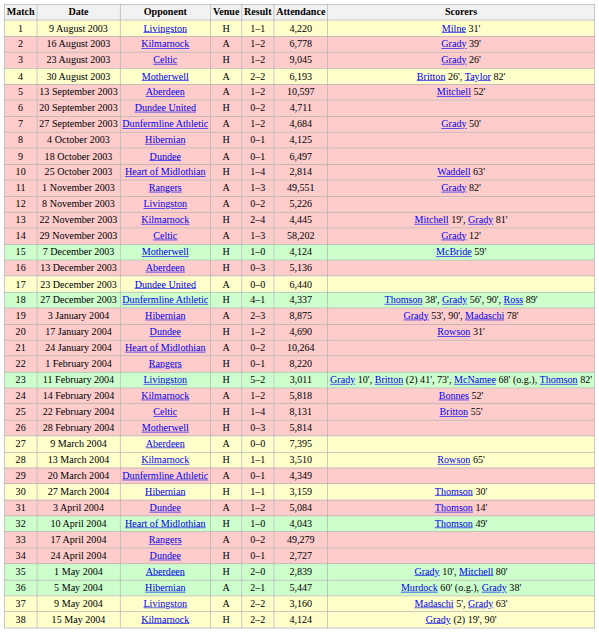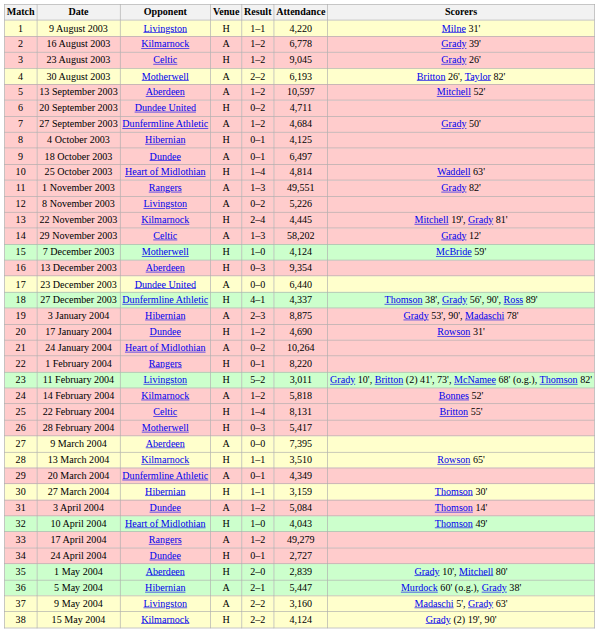(301, 172) 2,814 -> (301, 172) 4,814
(301, 268) 5,136 -> (301, 268) 9,354
(301, 428) 5,814 -> (301, 428) 5,417
(258, 540) 0–2 -> (258, 540) 1–2
